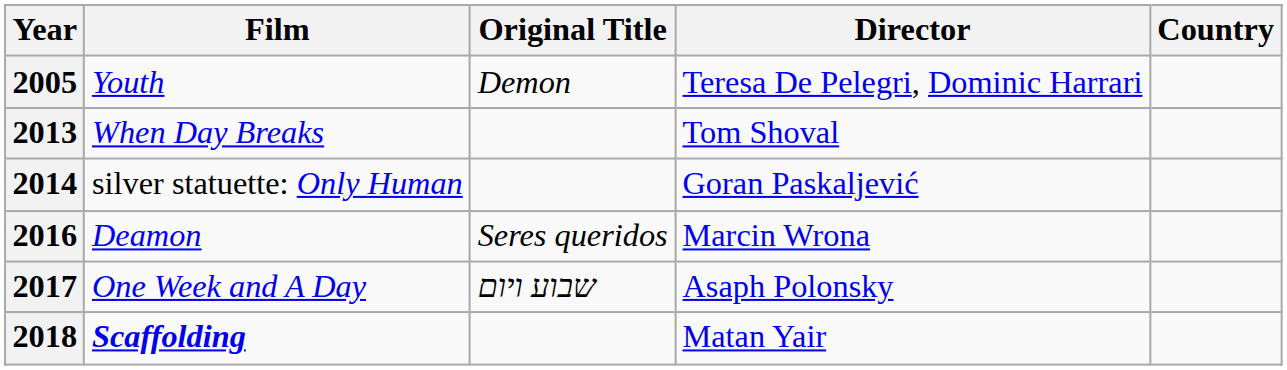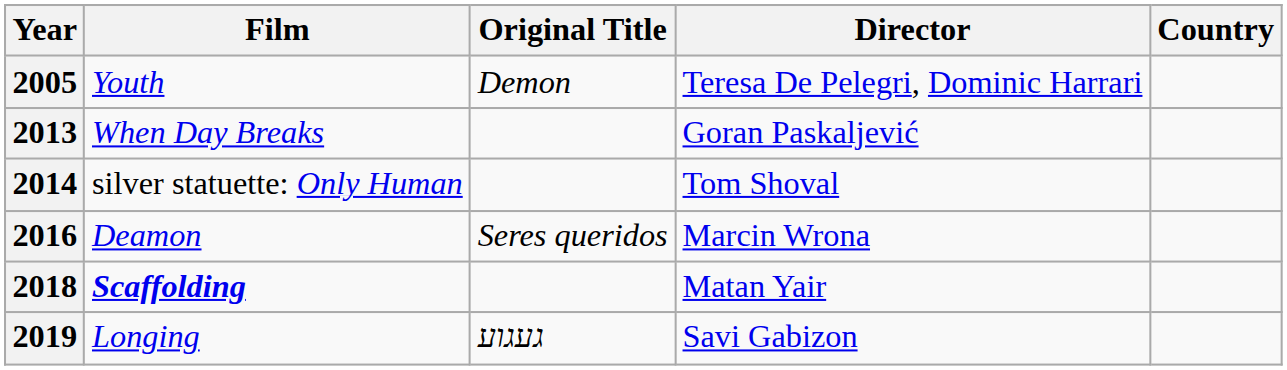(761, 132) Tom Shoval -> (801, 132) Goran Paskaljević
(801, 183) Goran Paskaljević -> (761, 183) Tom Shoval
- row: (45, 286)
+ row: (45, 337)
